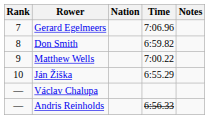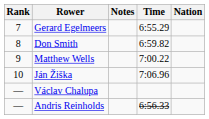columns swapped: (125, 12) <-> (190, 12)
(159, 28) 7:06.96 -> (154, 28) 6:55.29
(159, 75) 6:55.29 -> (154, 75) 7:06.96
